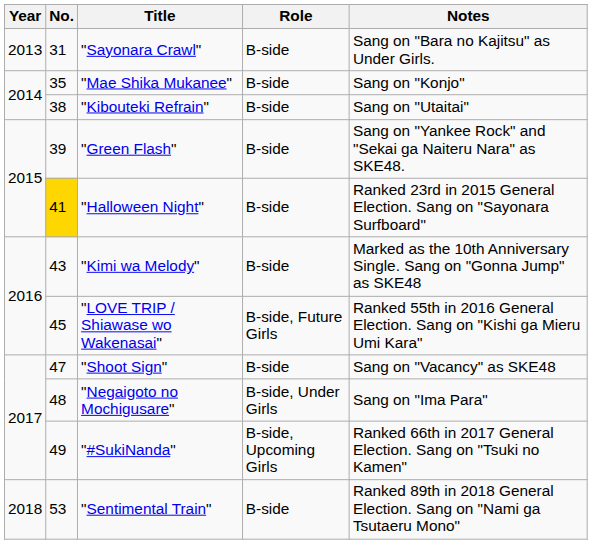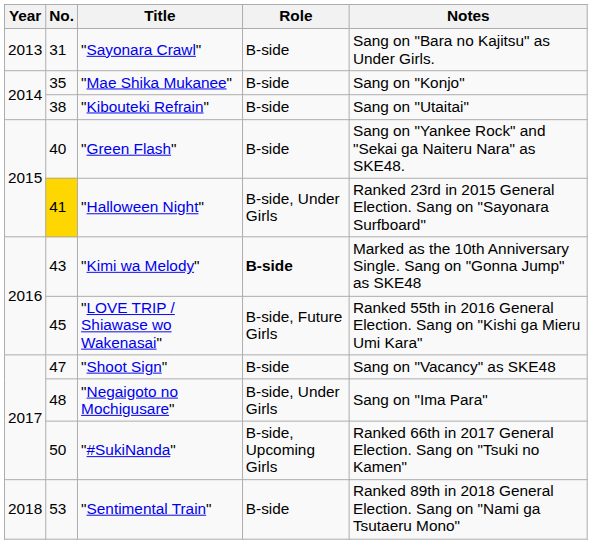(58, 148) 39 -> (58, 148) 40
(268, 207) B-side -> (293, 207) B-side, Under Girls
(268, 266) normal -> (269, 266) bold
(58, 450) 49 -> (58, 450) 50
